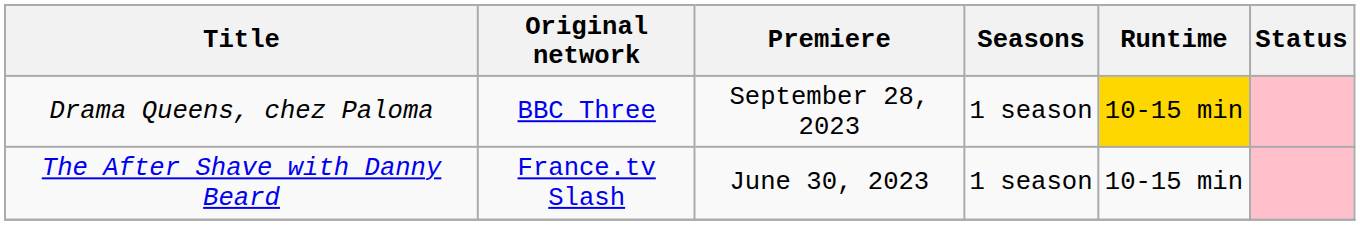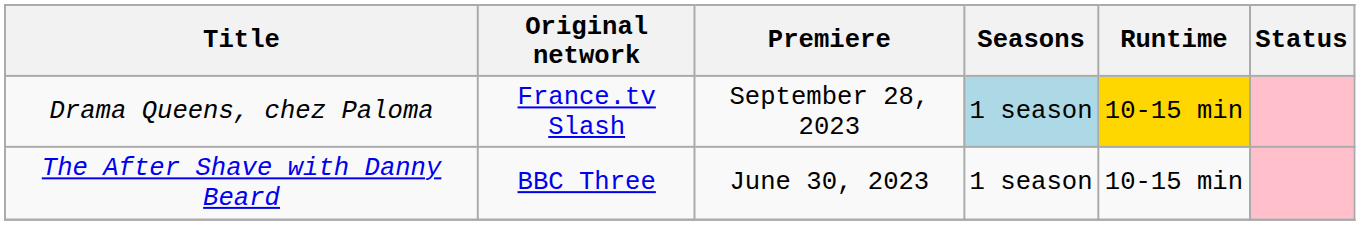(587, 112) BBC Three -> (587, 112) France.tv Slash
(1031, 112) no background -> (1031, 112) lightblue background
(587, 183) France.tv Slash -> (587, 183) BBC Three
